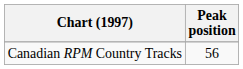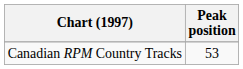(212, 53) 56 -> (212, 53) 53
